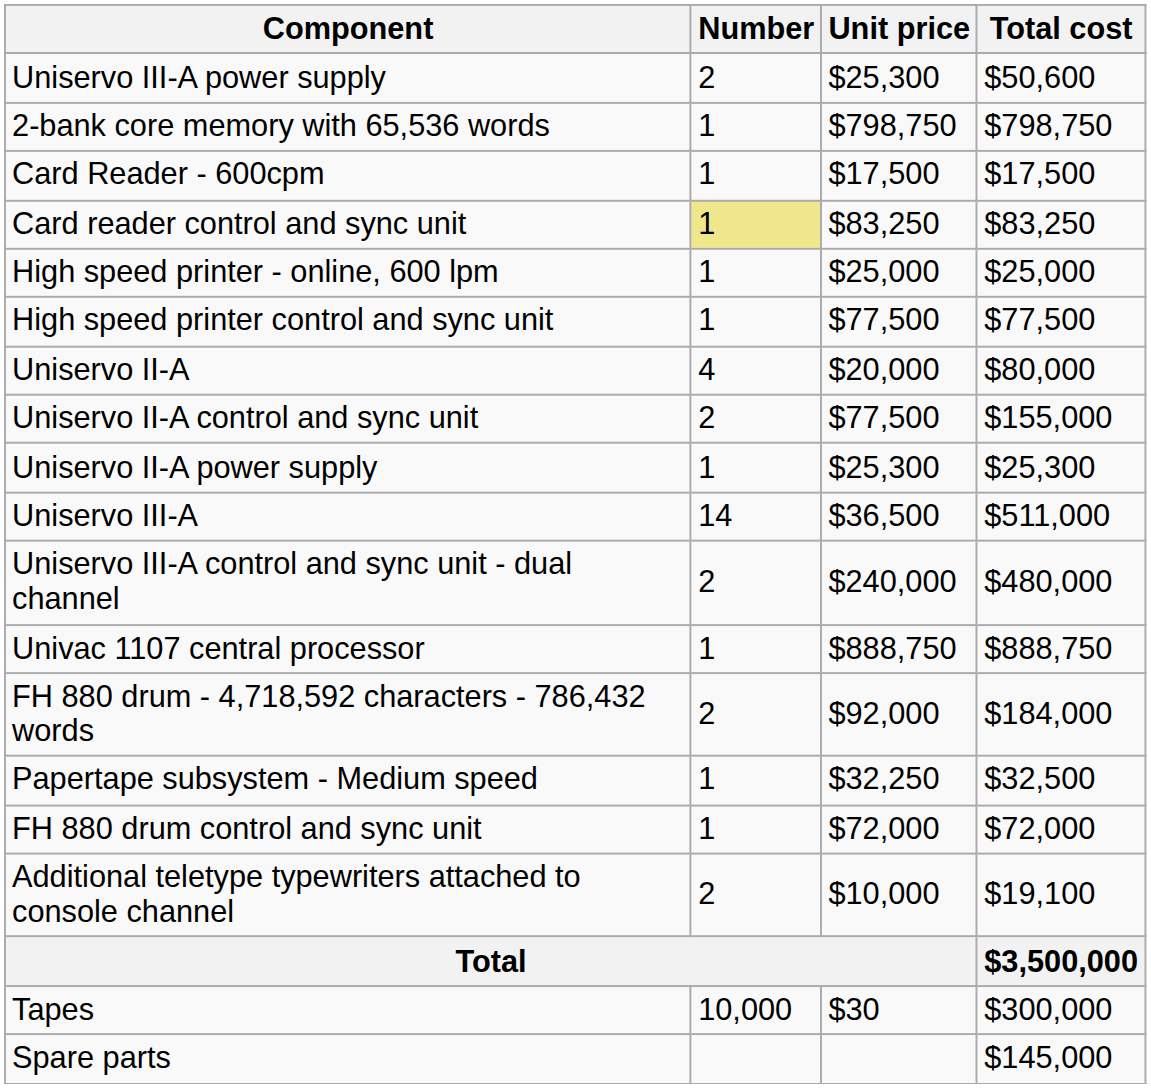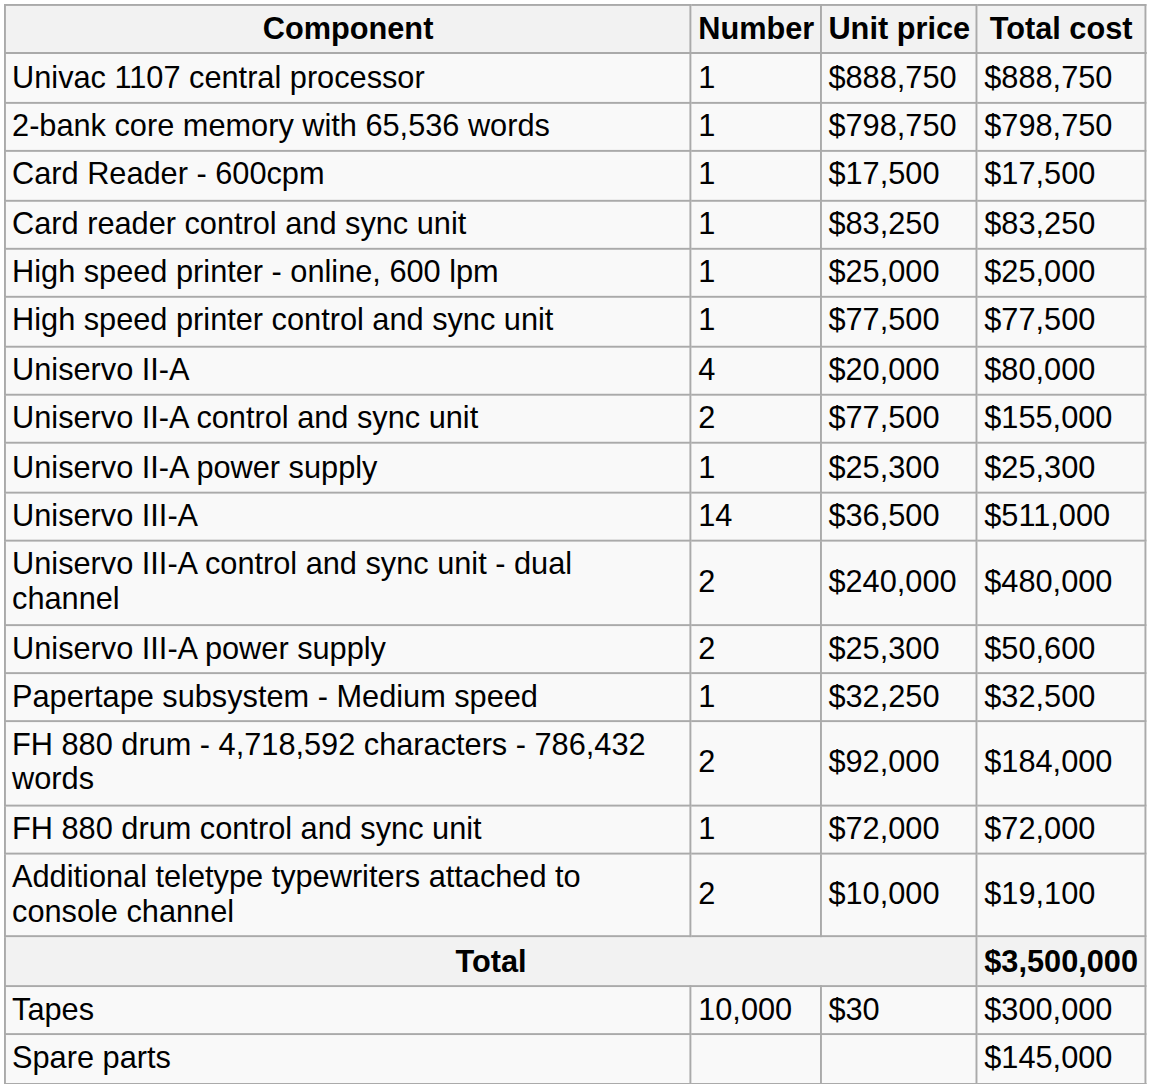rows swapped: (218, 648) <-> (199, 77)
(707, 223) khaki background -> (707, 223) no background
rows swapped: (275, 780) <-> (329, 714)
